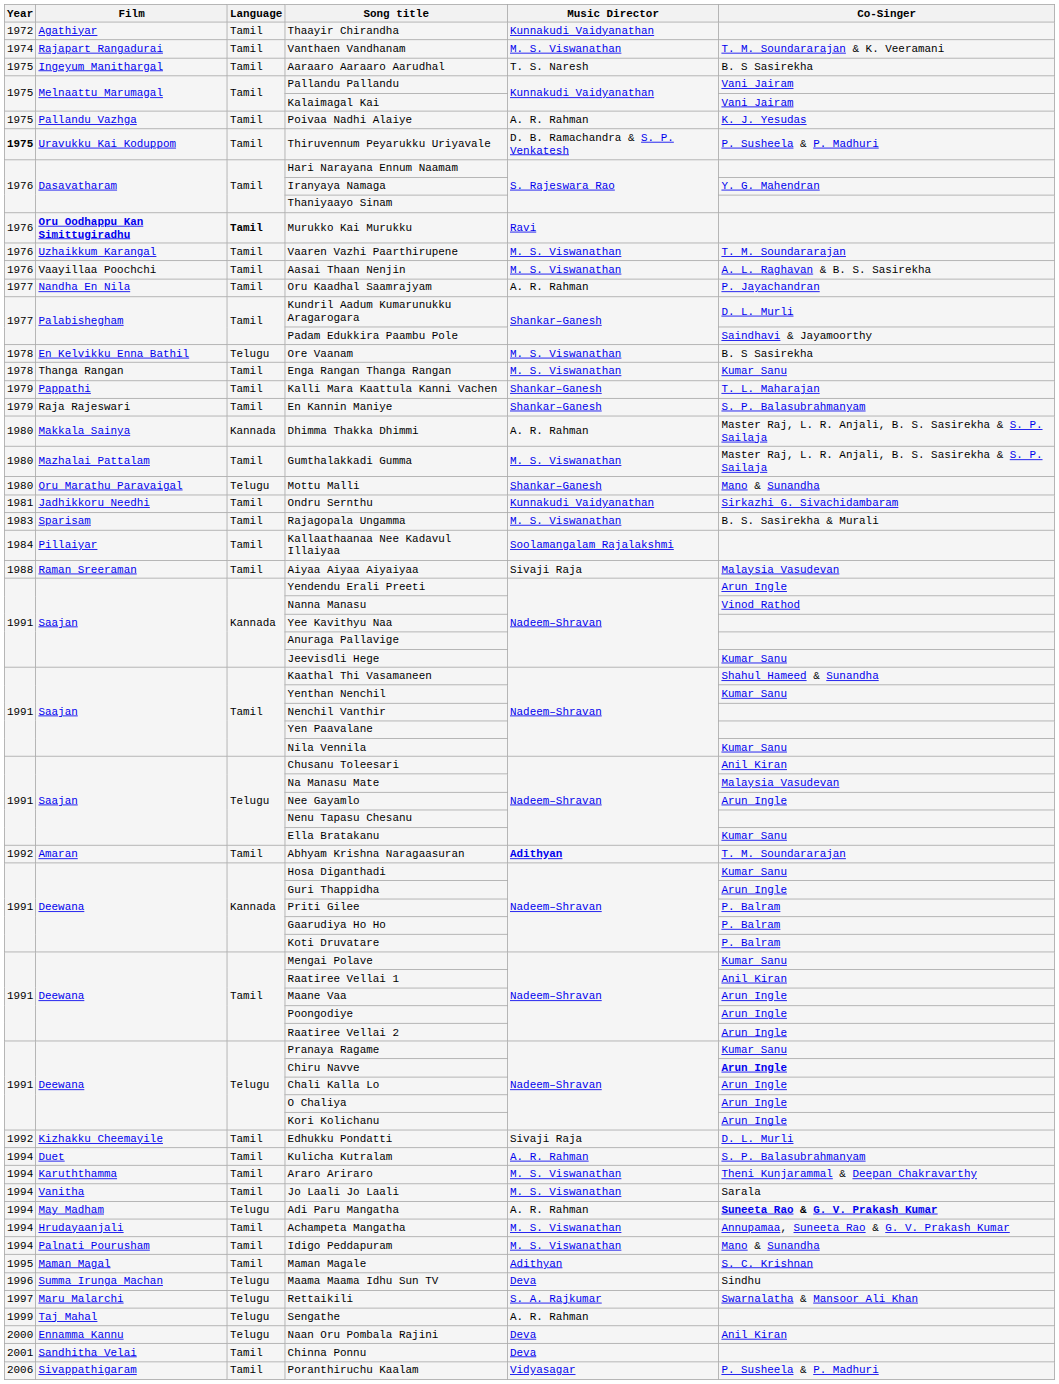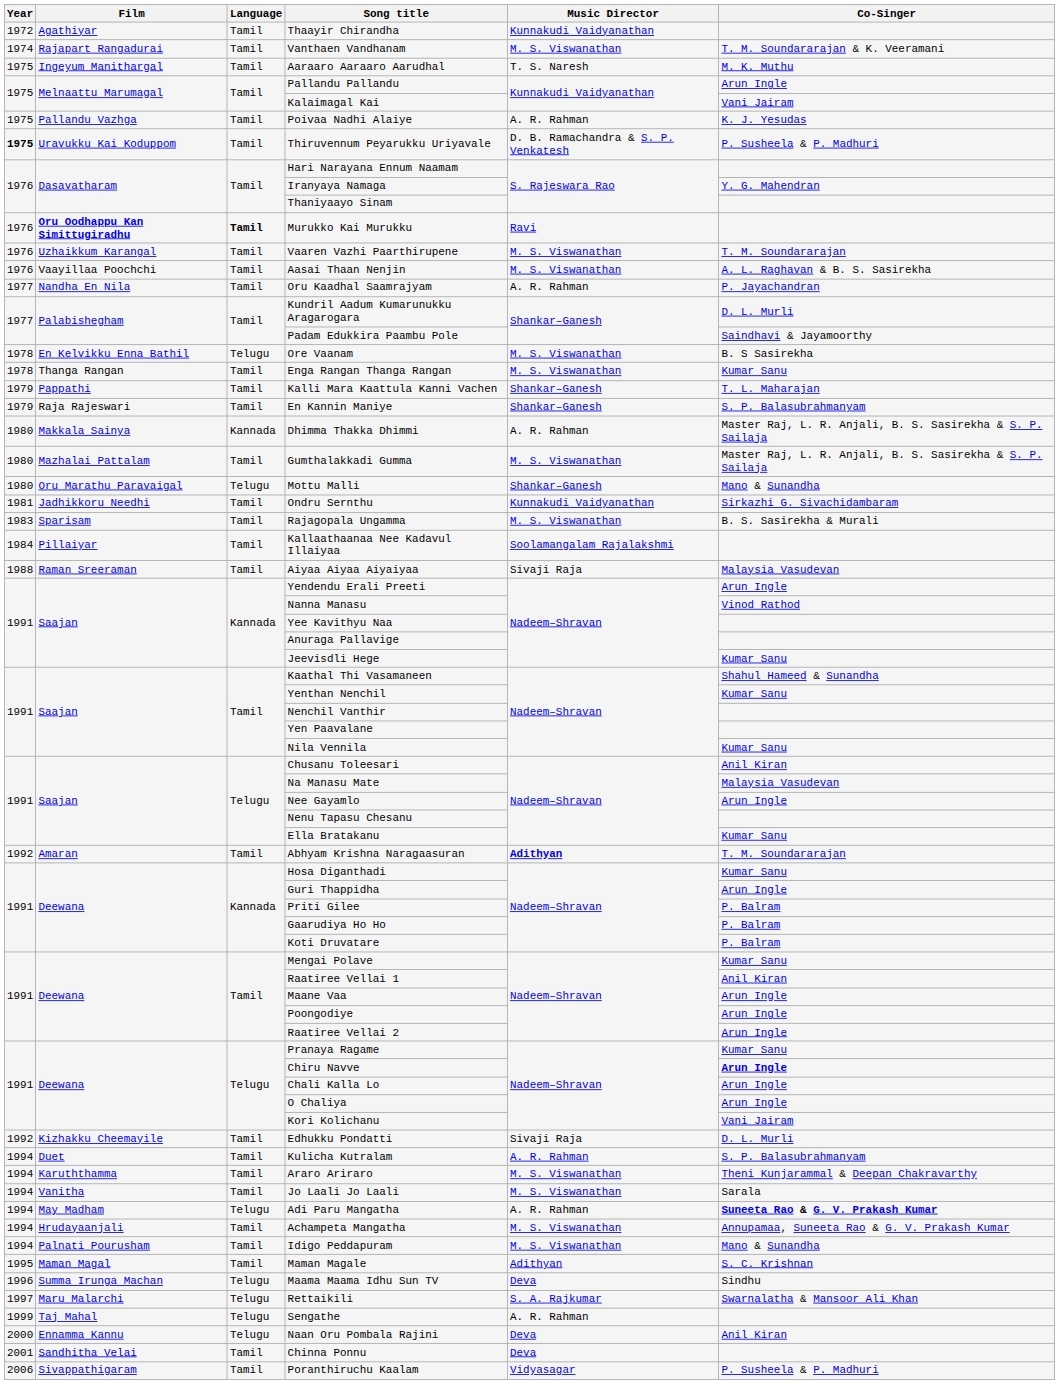(767, 67) B. S Sasirekha -> (757, 67) M. K. Muthu
(757, 85) Vani Jairam -> (754, 85) Arun Ingle
(754, 1121) Arun Ingle -> (757, 1121) Vani Jairam
